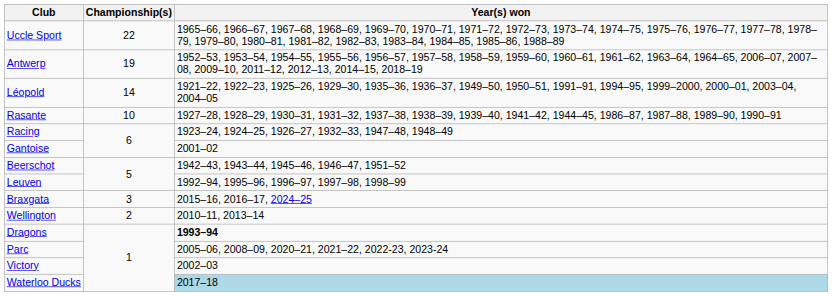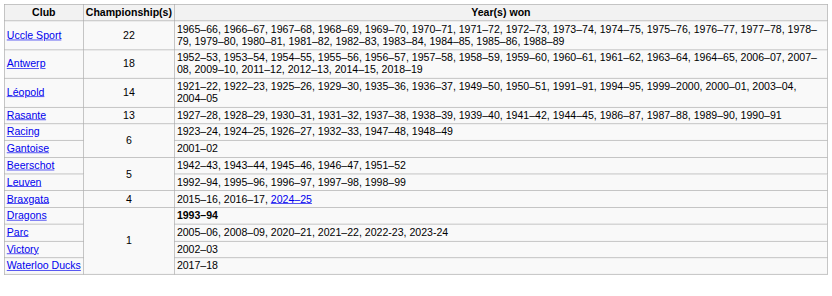(129, 64) 19 -> (129, 64) 18
(129, 115) 10 -> (129, 115) 13
(129, 199) 3 -> (129, 199) 4
- row: (31, 215)
(197, 282) lightblue background -> (197, 266) no background
